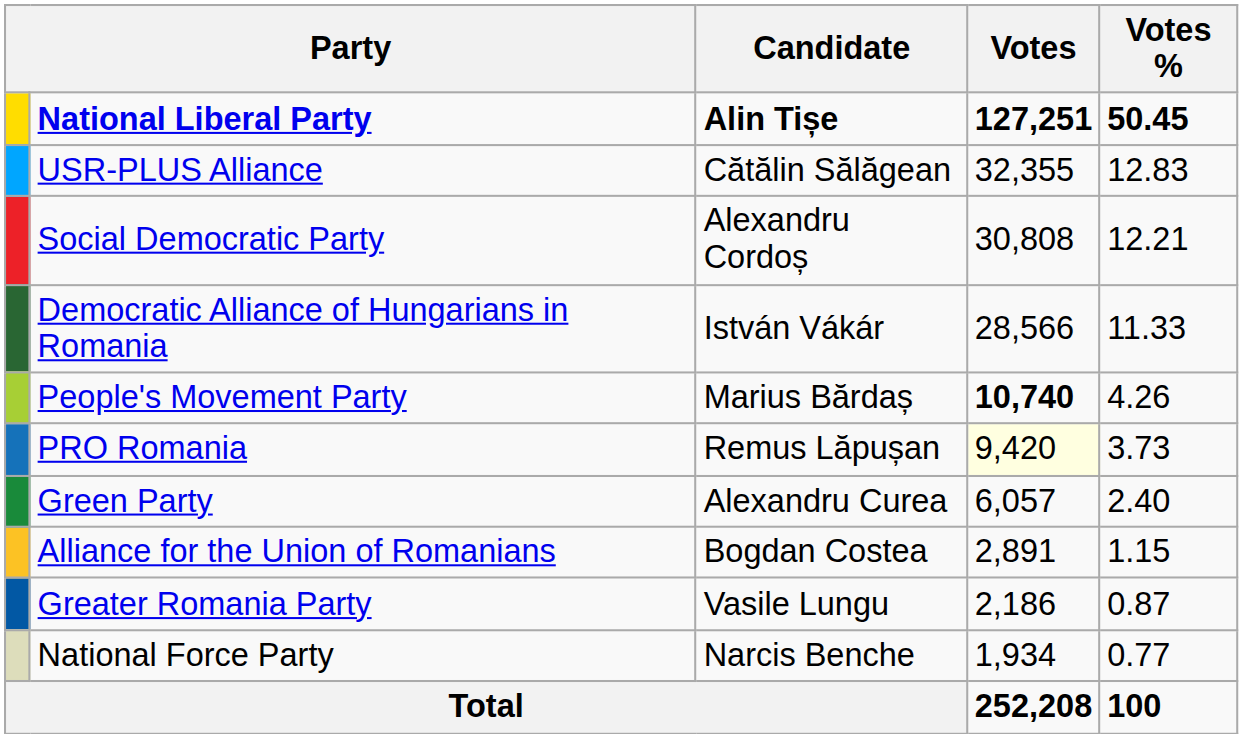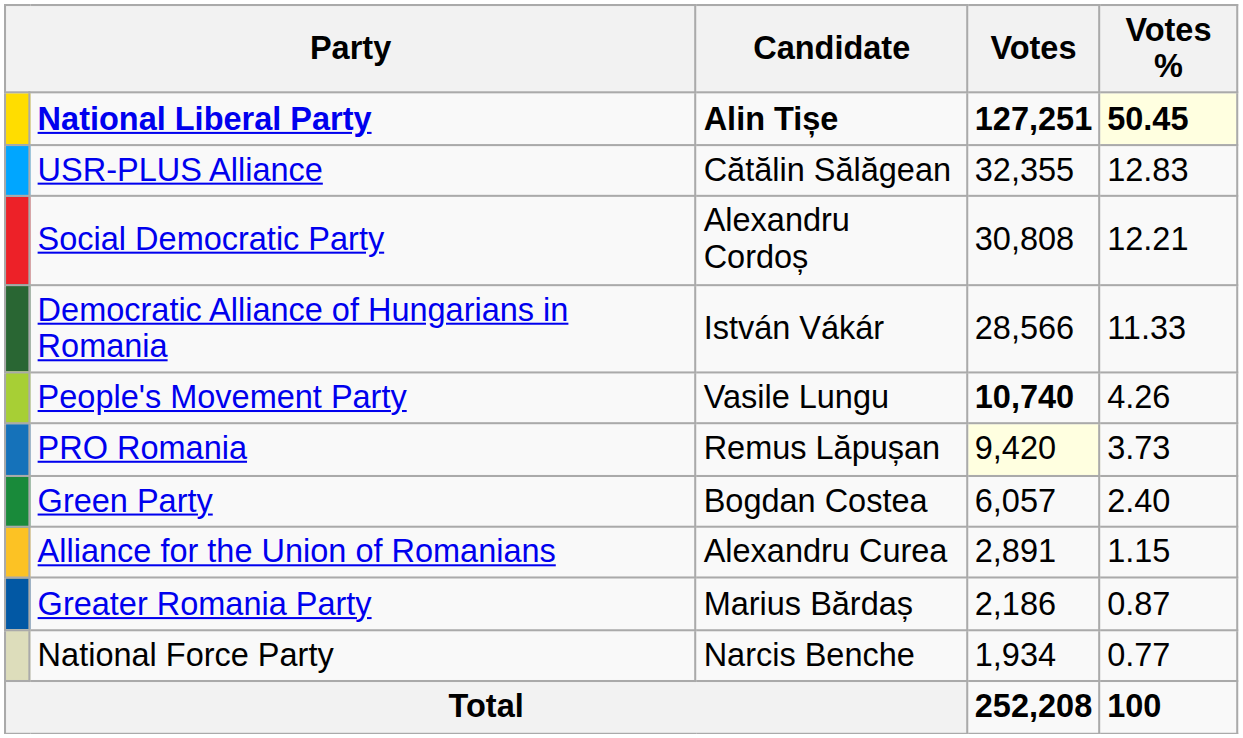(1148, 118) no background -> (1148, 118) lightyellow background
(808, 397) Marius Bărdaș -> (796, 397) Vasile Lungu
(826, 500) Alexandru Curea -> (816, 500) Bogdan Costea
(816, 551) Bogdan Costea -> (826, 551) Alexandru Curea
(796, 603) Vasile Lungu -> (808, 603) Marius Bărdaș
